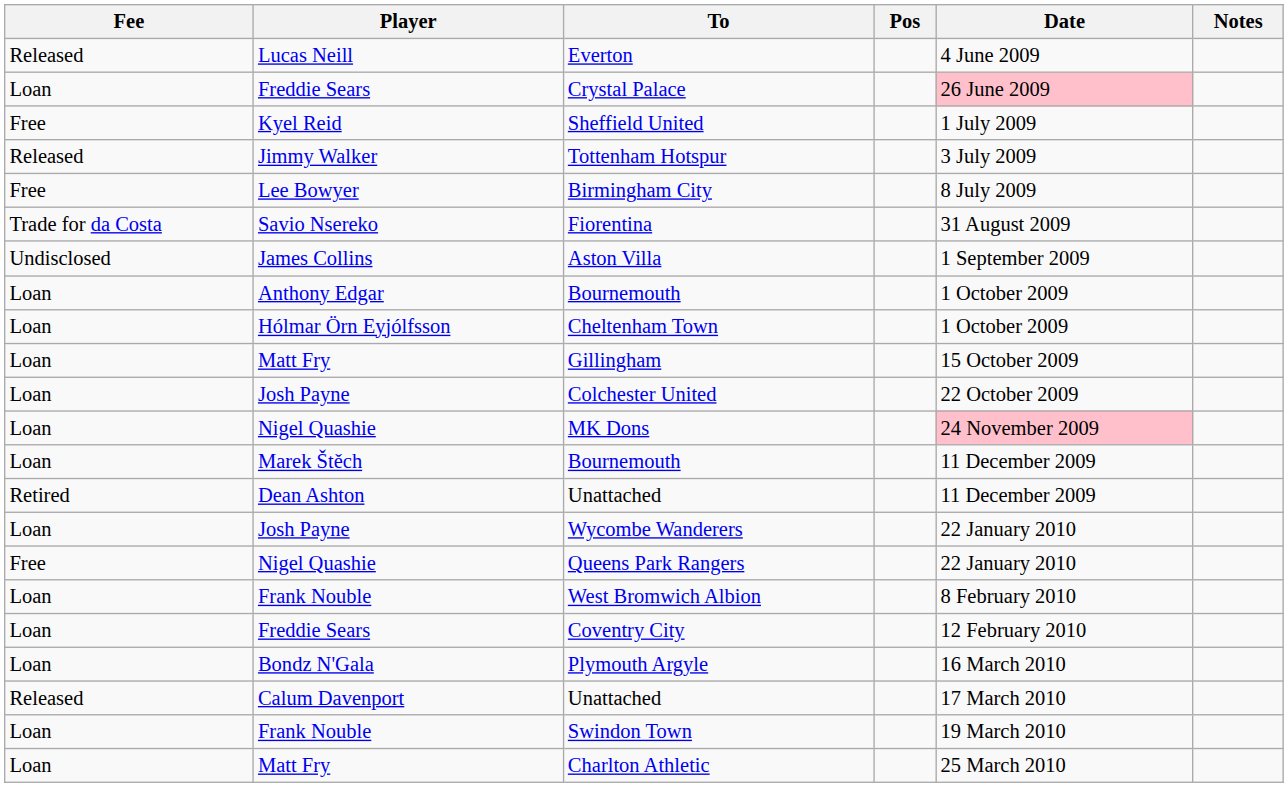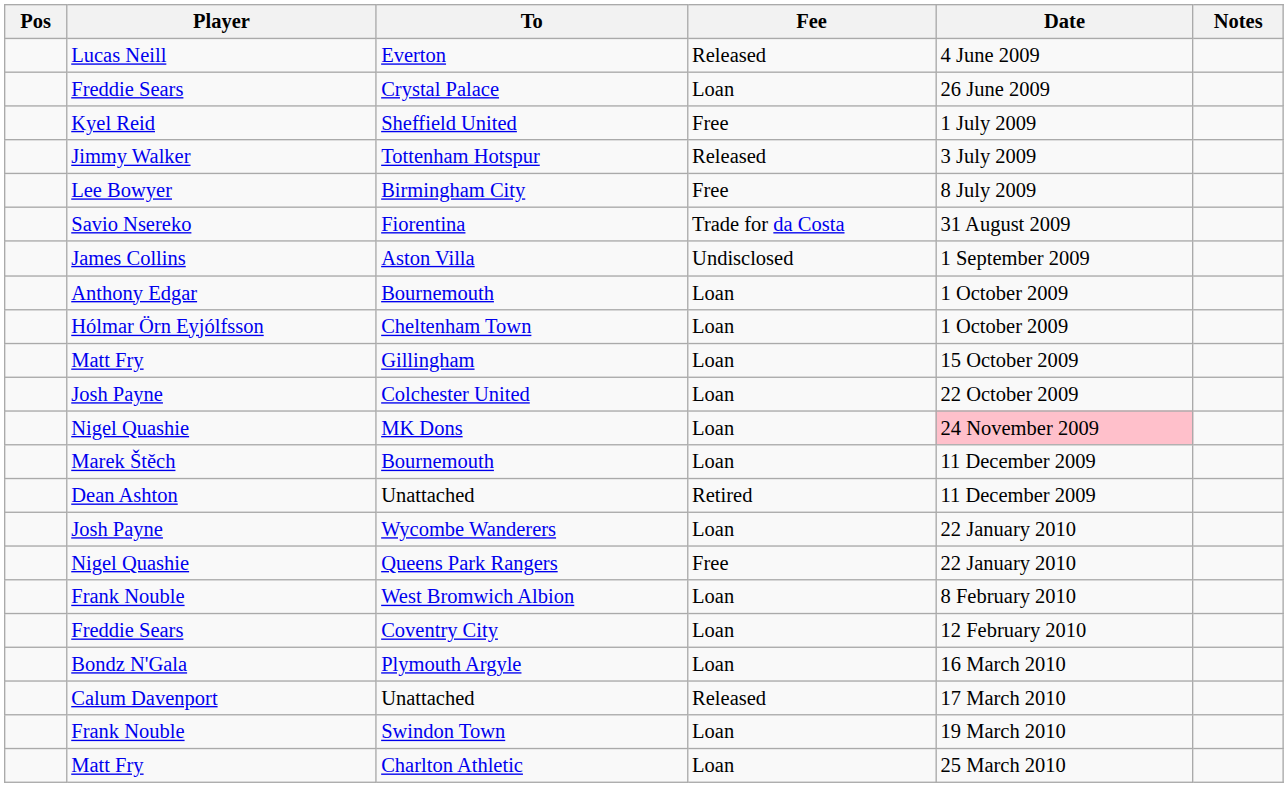columns swapped: (905, 21) <-> (129, 21)
(995, 89) pink background -> (995, 89) no background
